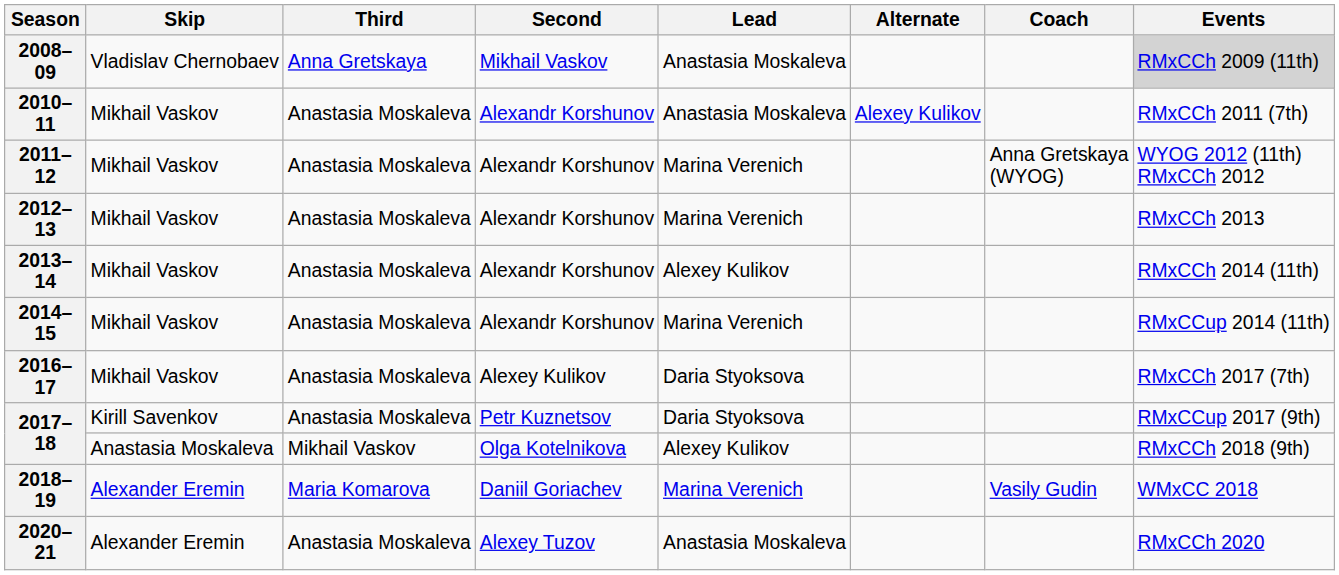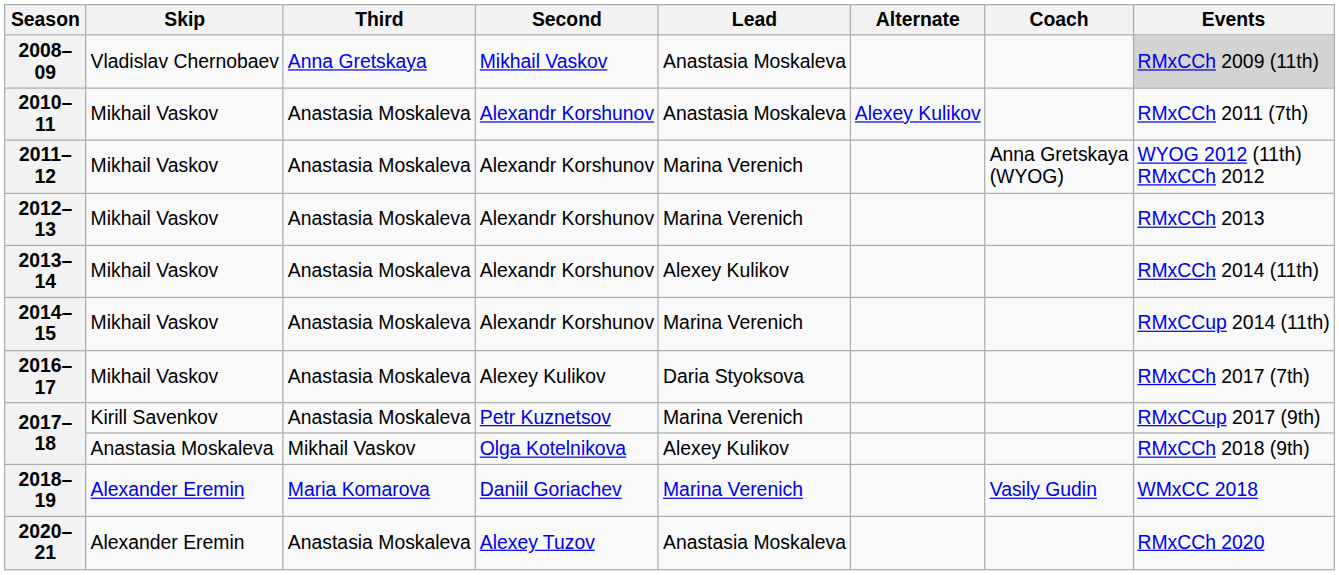(733, 417) Daria Styoksova -> (733, 417) Marina Verenich
